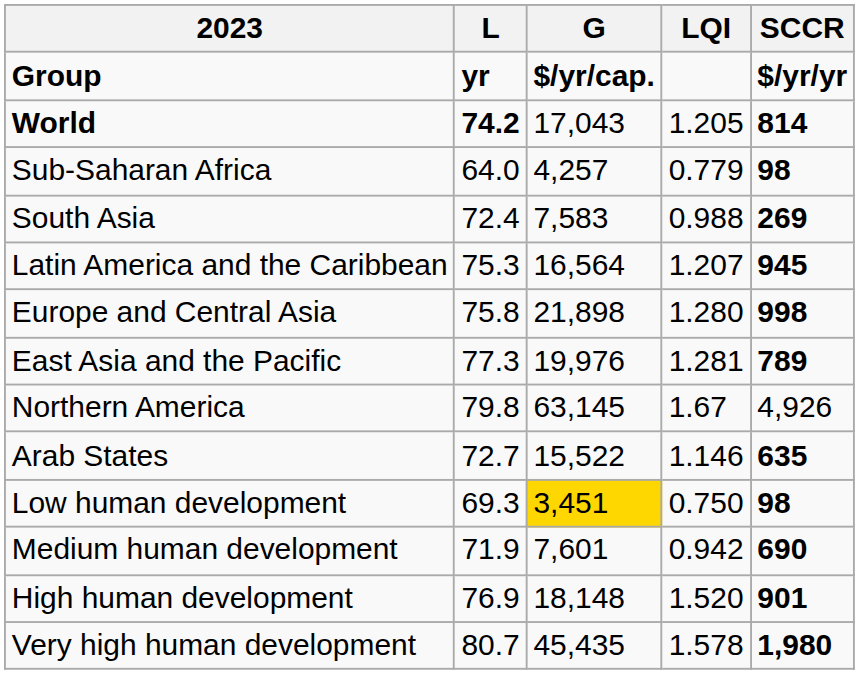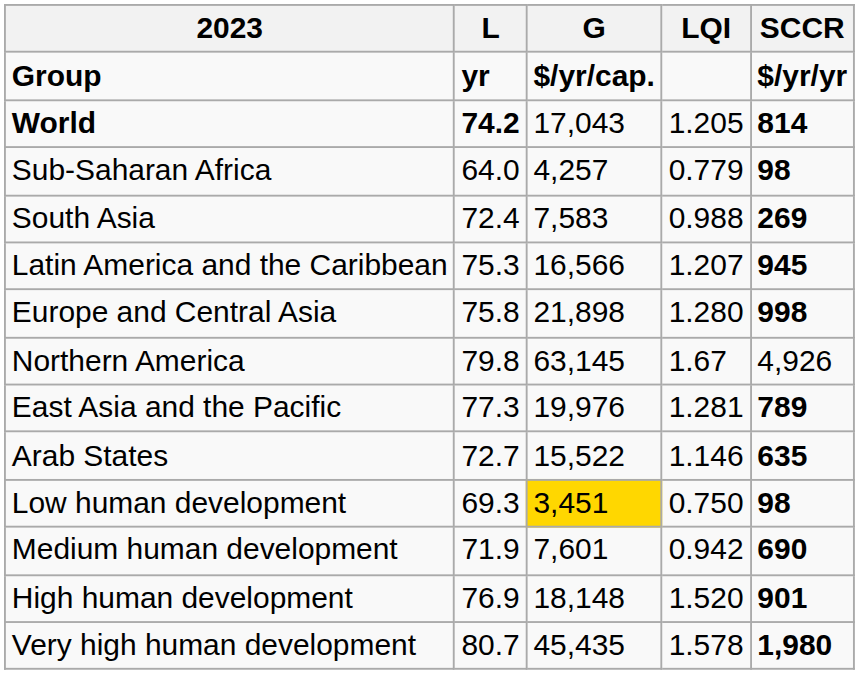(579, 265) 16,564 -> (579, 265) 16,566
rows swapped: (176, 360) <-> (128, 407)
